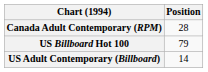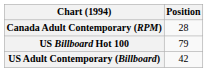(183, 59) 14 -> (183, 59) 42
